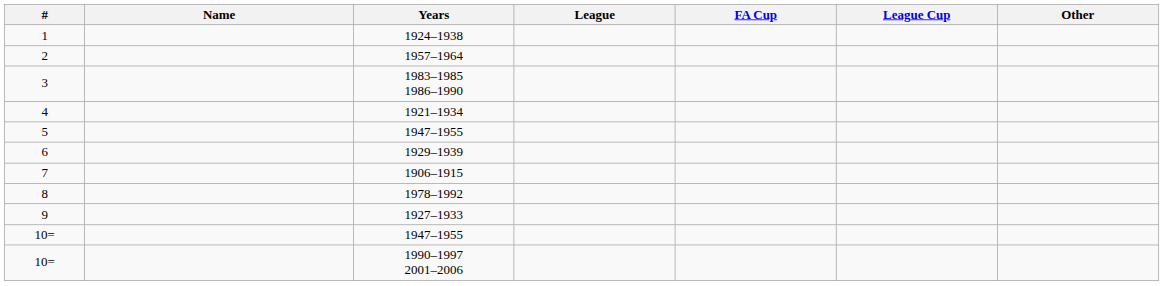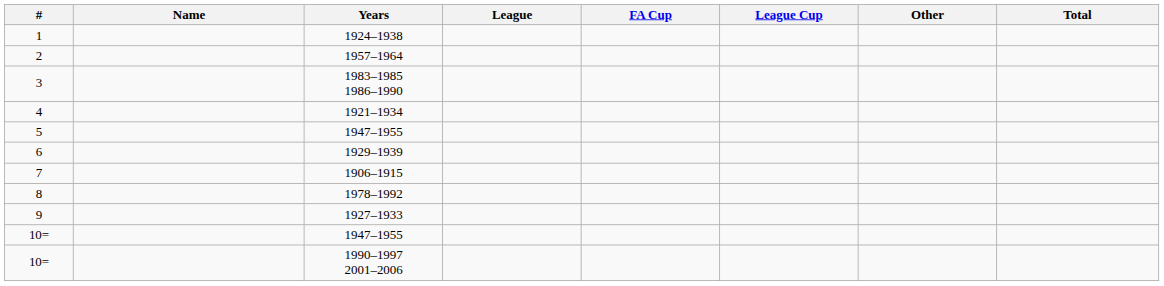+ column: (1078, 14)
